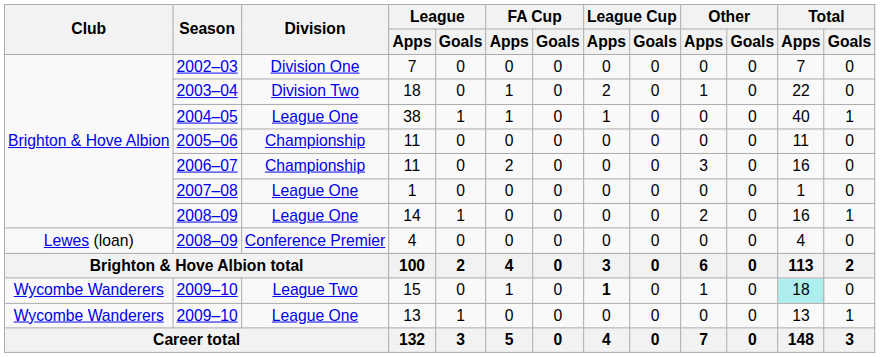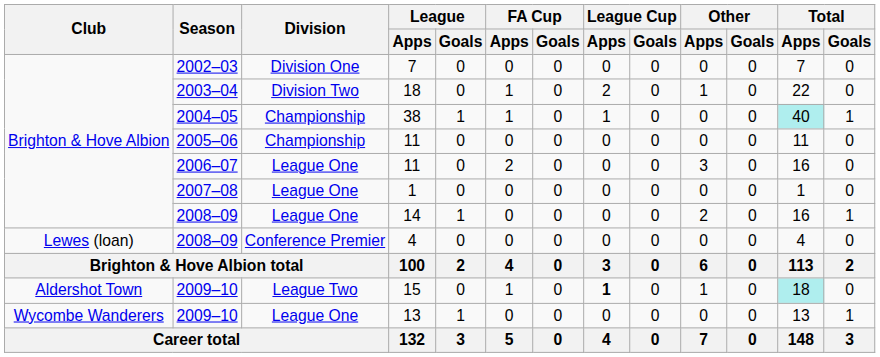(315, 116) League One -> (315, 116) Championship
(801, 116) no background -> (801, 116) paleturquoise background
(315, 166) Championship -> (315, 166) League One
(89, 290) Wycombe Wanderers -> (89, 290) Aldershot Town
